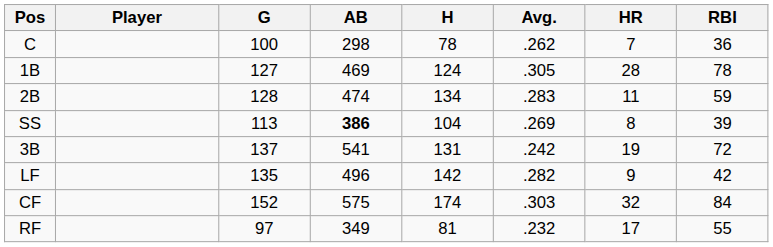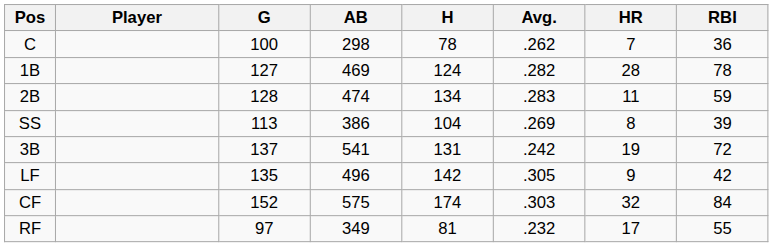(539, 70) .305 -> (539, 70) .282
(356, 123) bold -> (356, 123) normal
(539, 176) .282 -> (539, 176) .305
